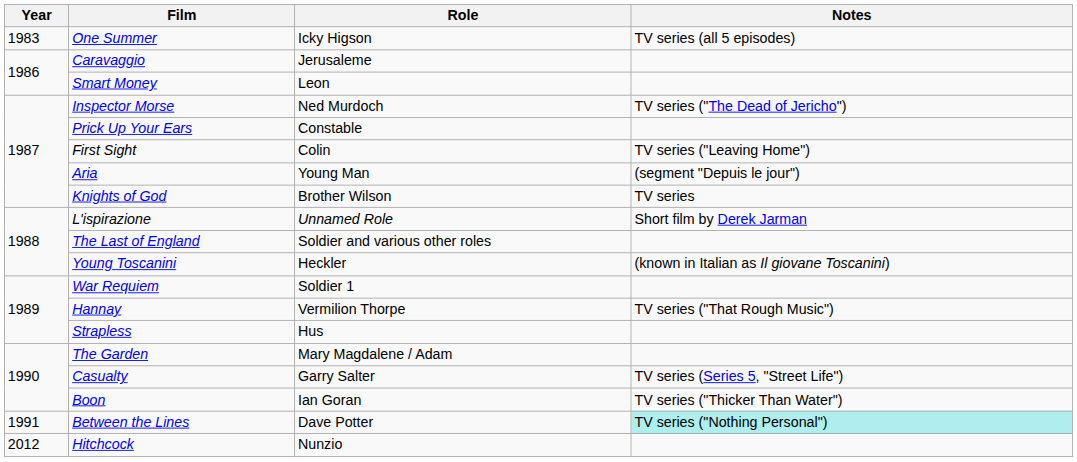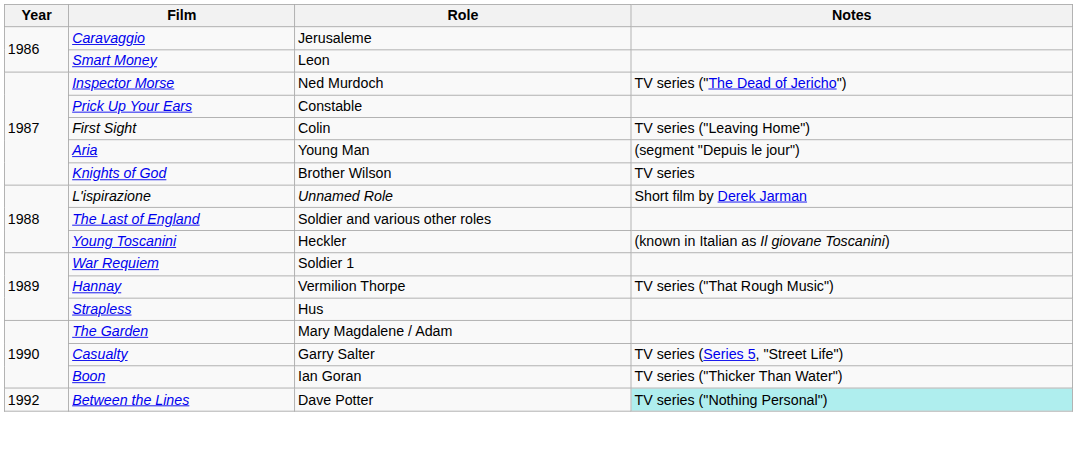- row: (114, 38)
(24, 422) 1991 -> (24, 399) 1992
- row: (103, 444)
